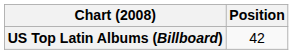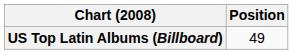(257, 37) 42 -> (257, 37) 49
